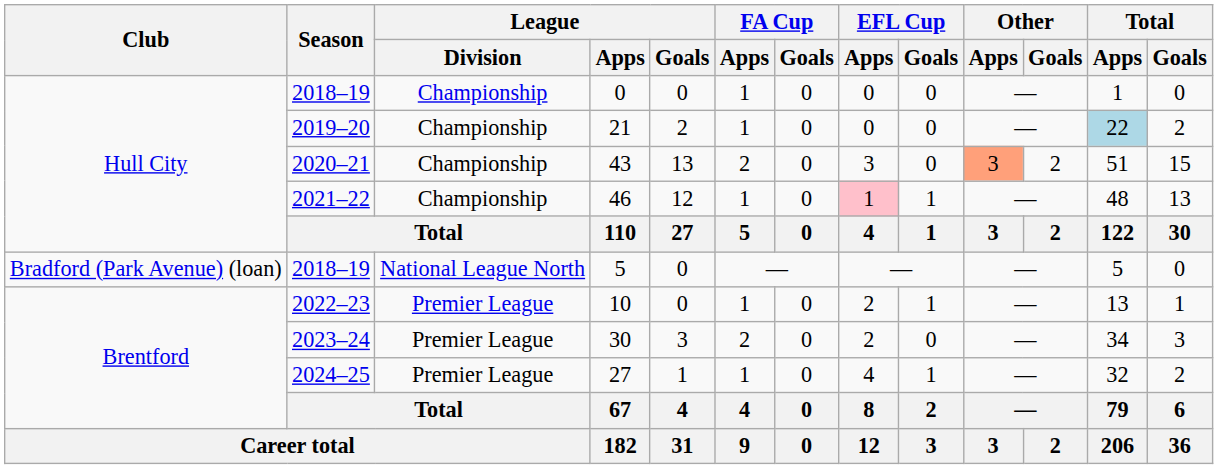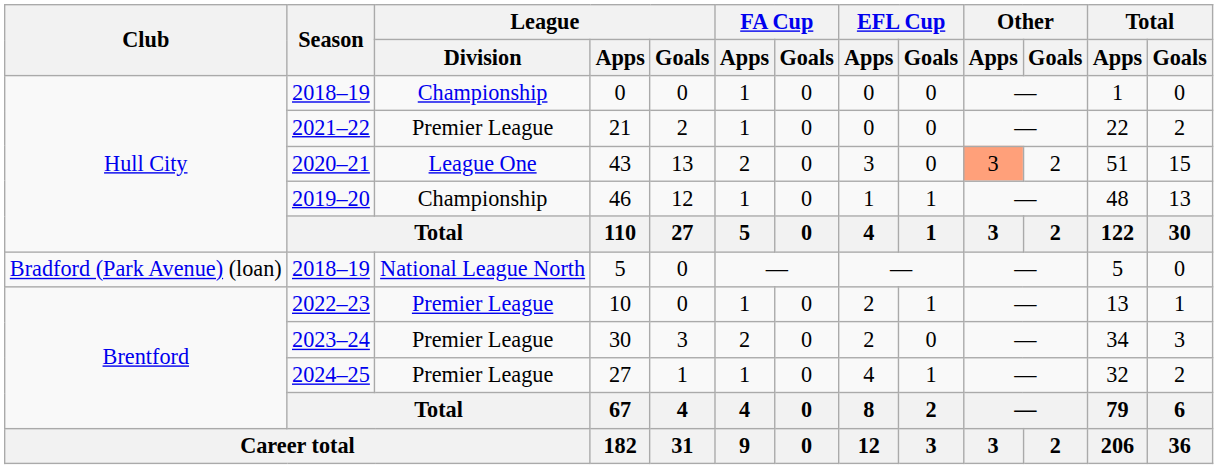(331, 127) 2019–20 -> (331, 127) 2021–22
(483, 127) Championship -> (483, 127) Premier League
(1117, 127) lightblue background -> (1117, 127) no background
(483, 163) Championship -> (483, 163) League One
(331, 198) 2021–22 -> (331, 198) 2019–20
(869, 198) pink background -> (869, 198) no background
